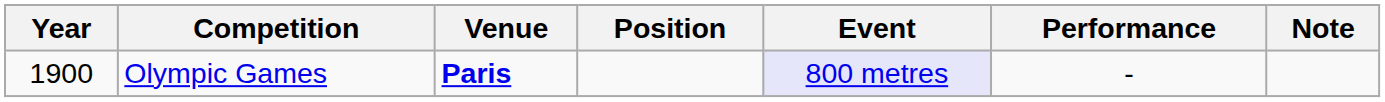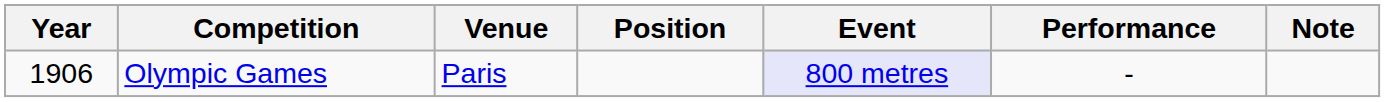(61, 73) 1900 -> (61, 73) 1906
(476, 73) bold -> (474, 73) normal
